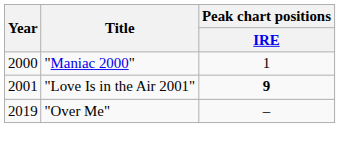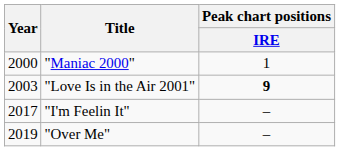(23, 87) 2001 -> (23, 87) 2003
+ row: (87, 110)
